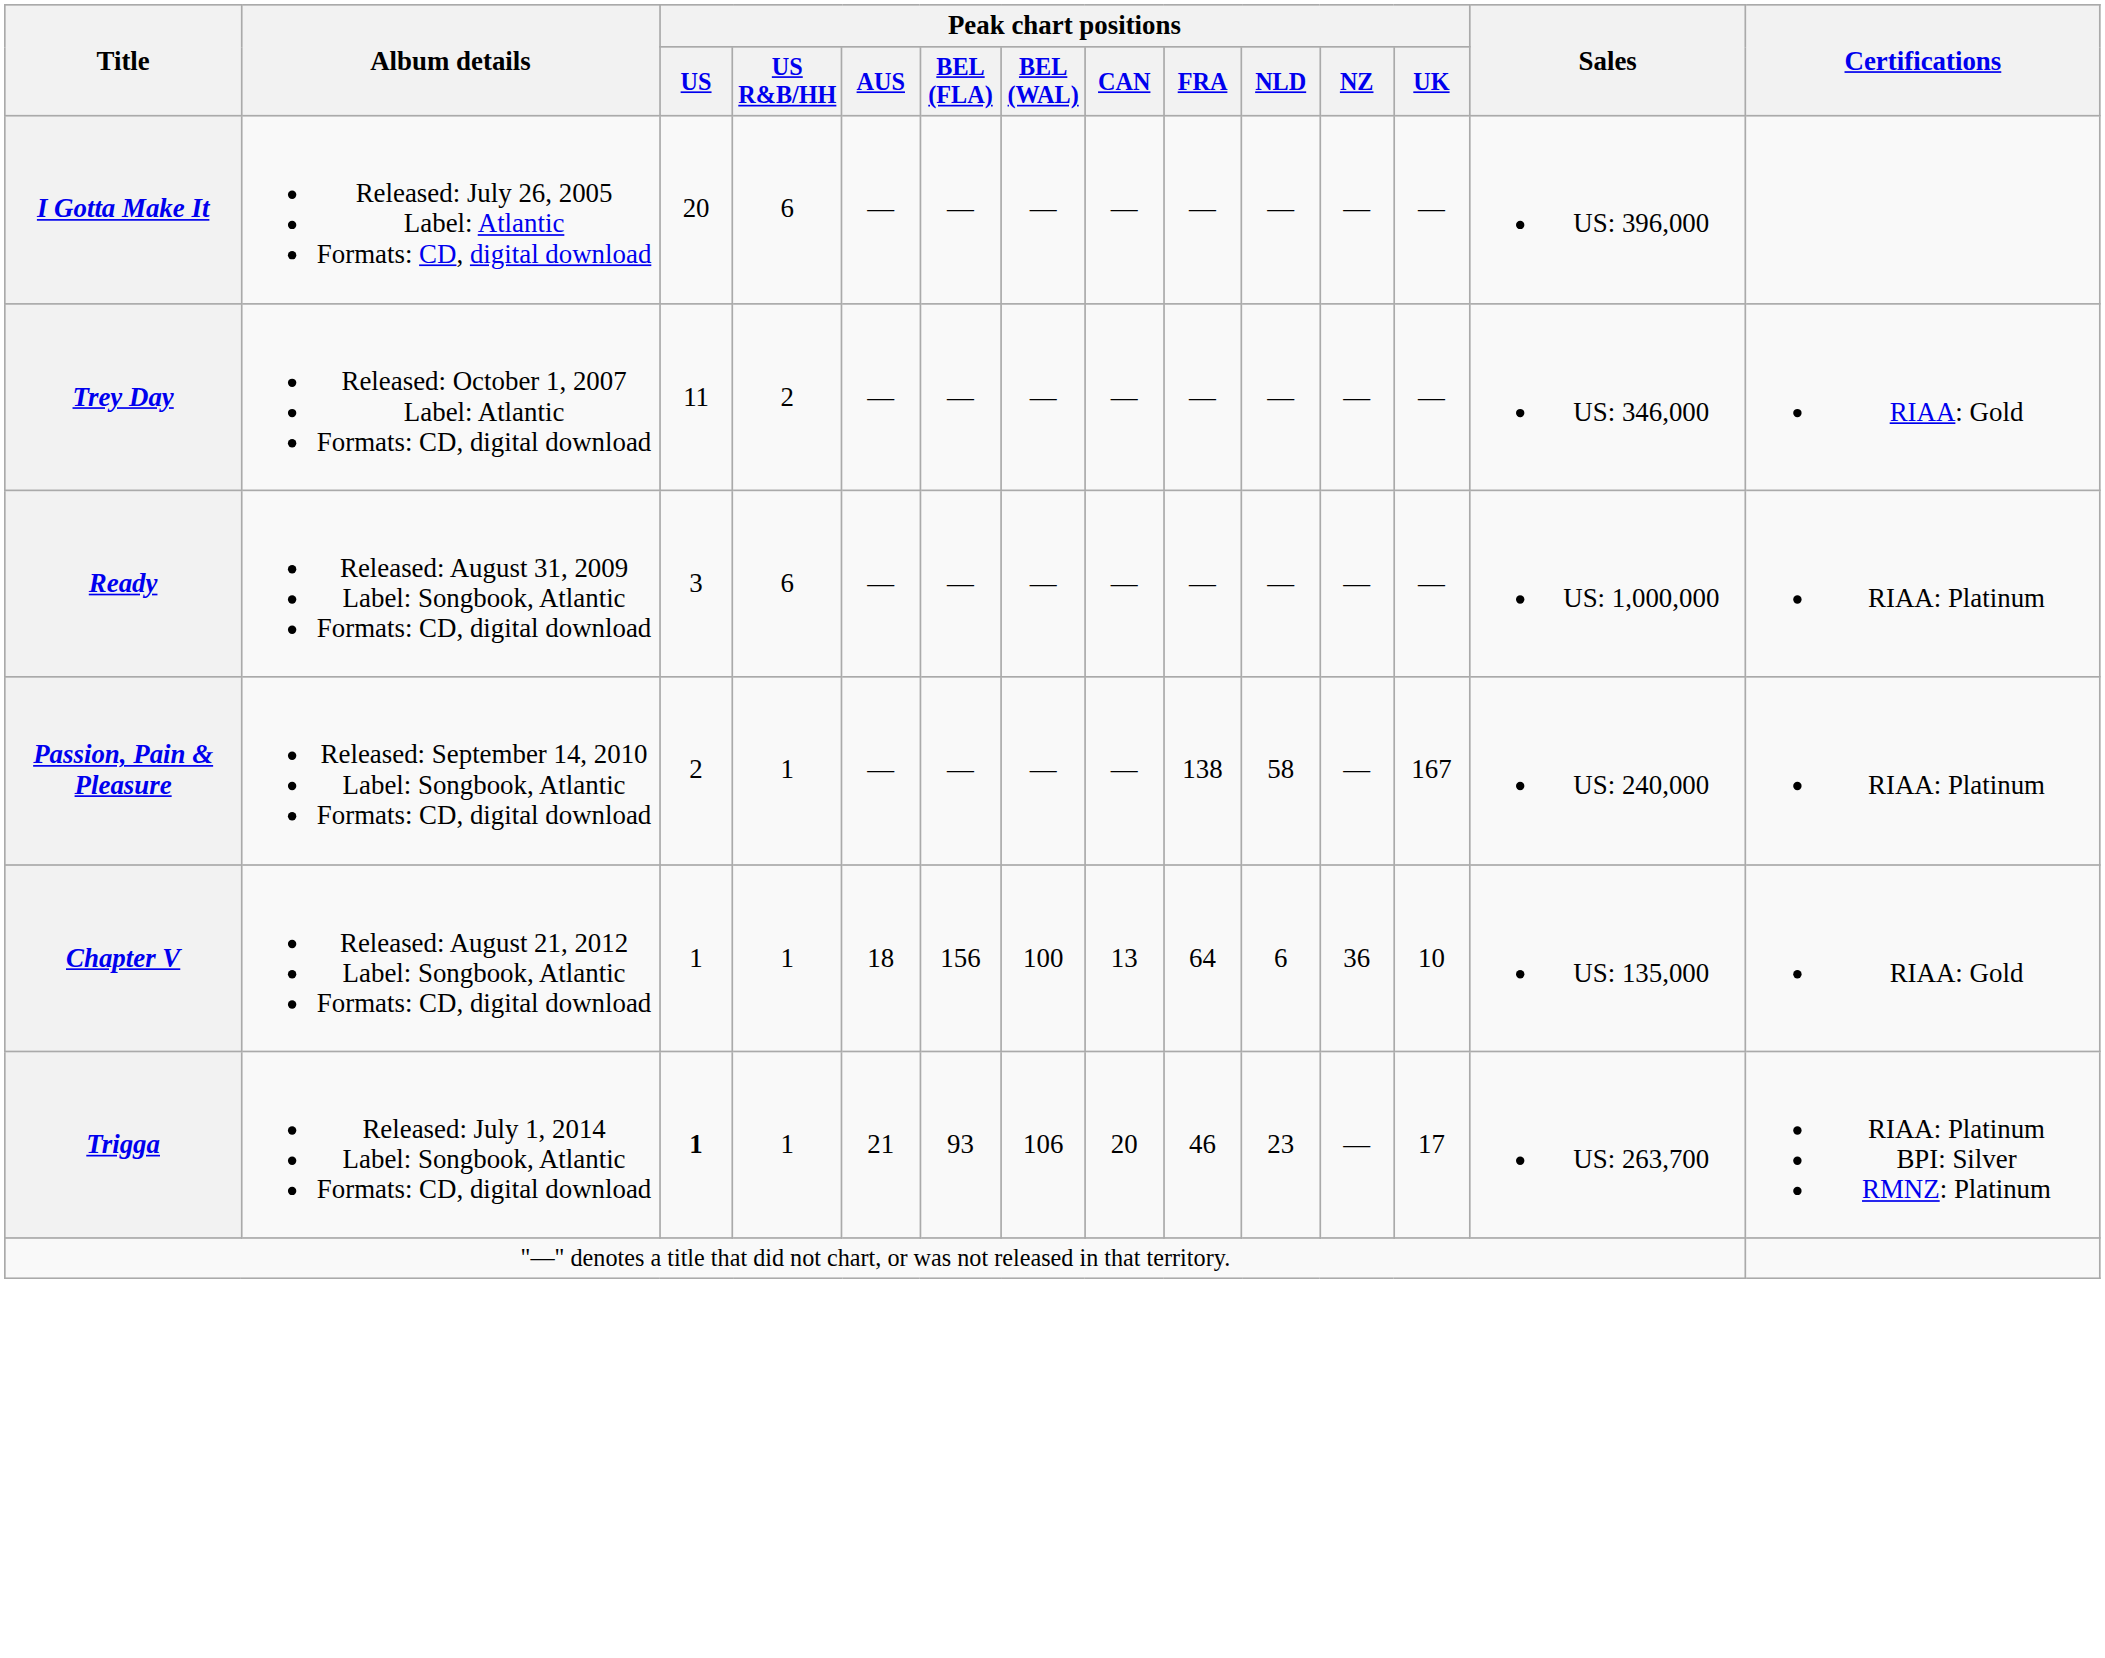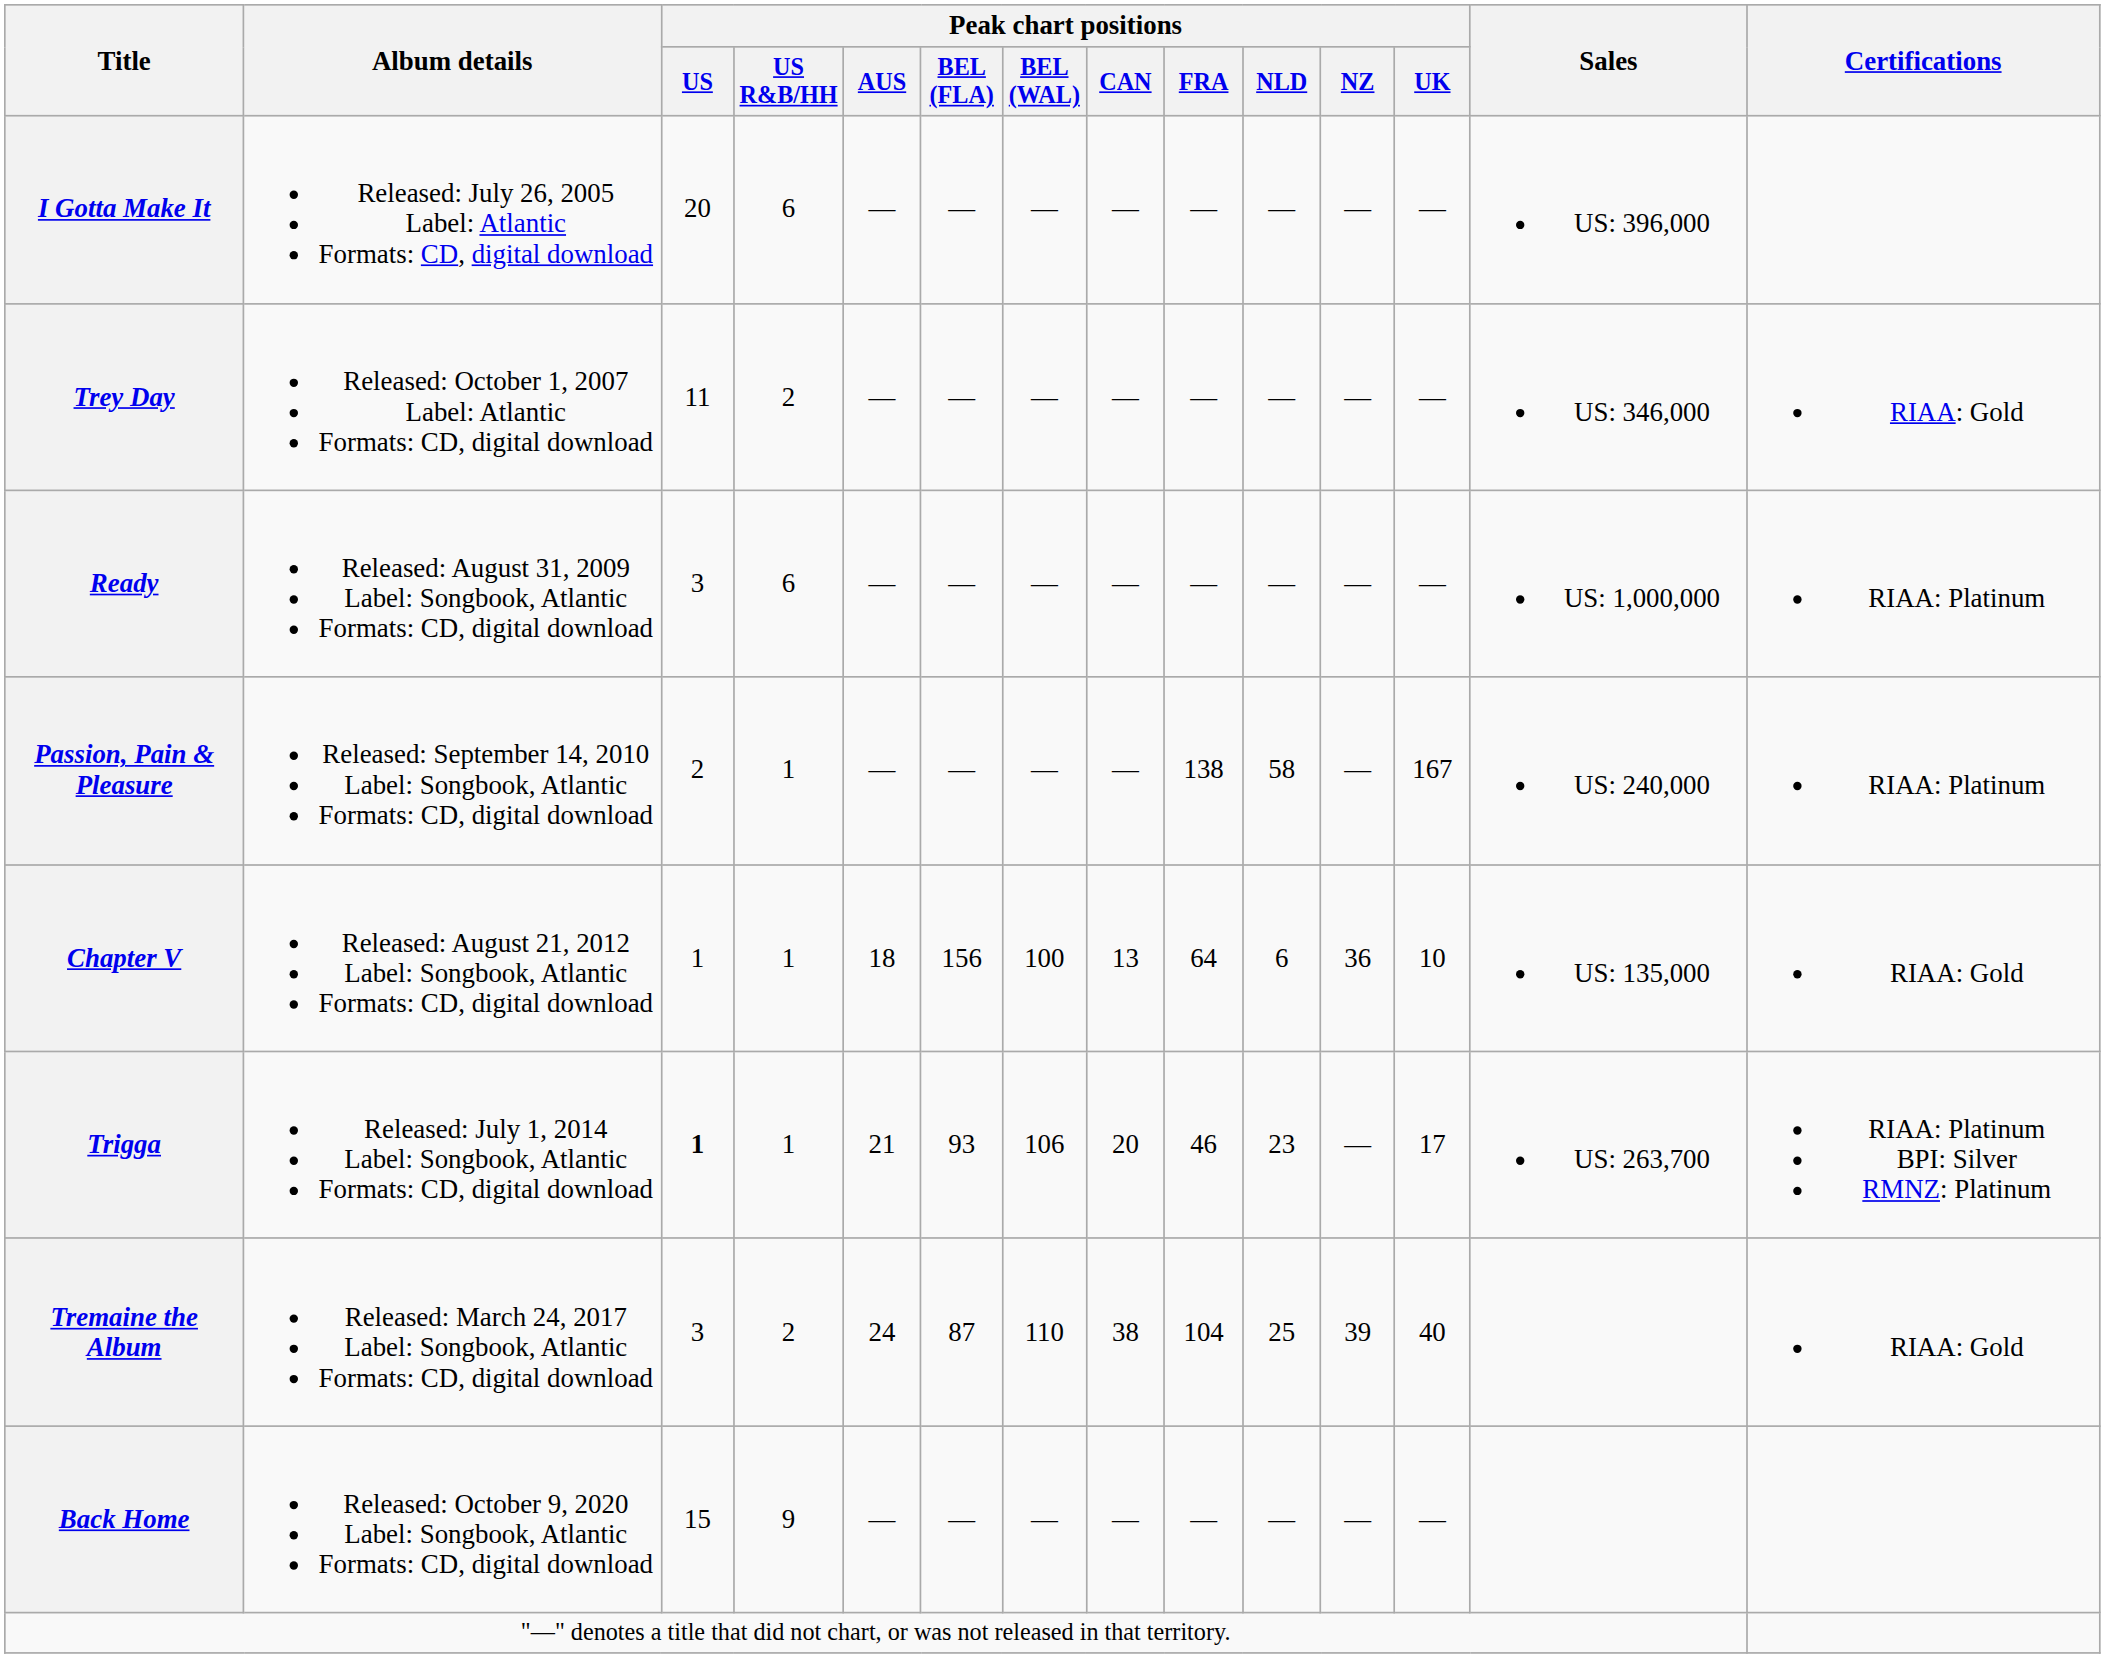+ row: (124, 1331)
+ row: (124, 1518)
